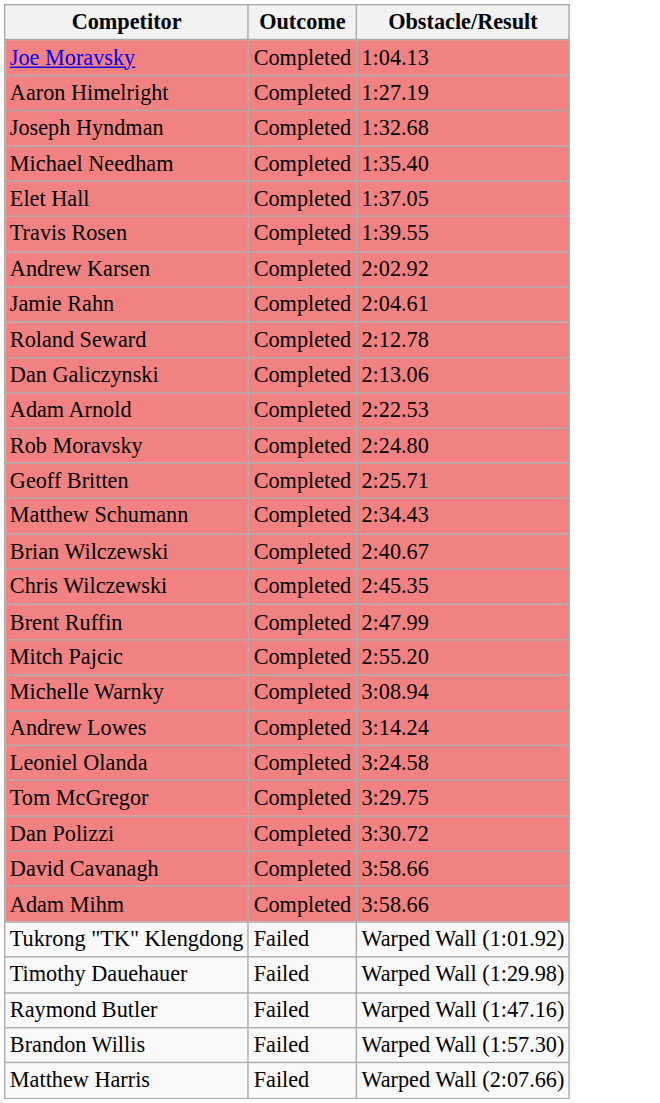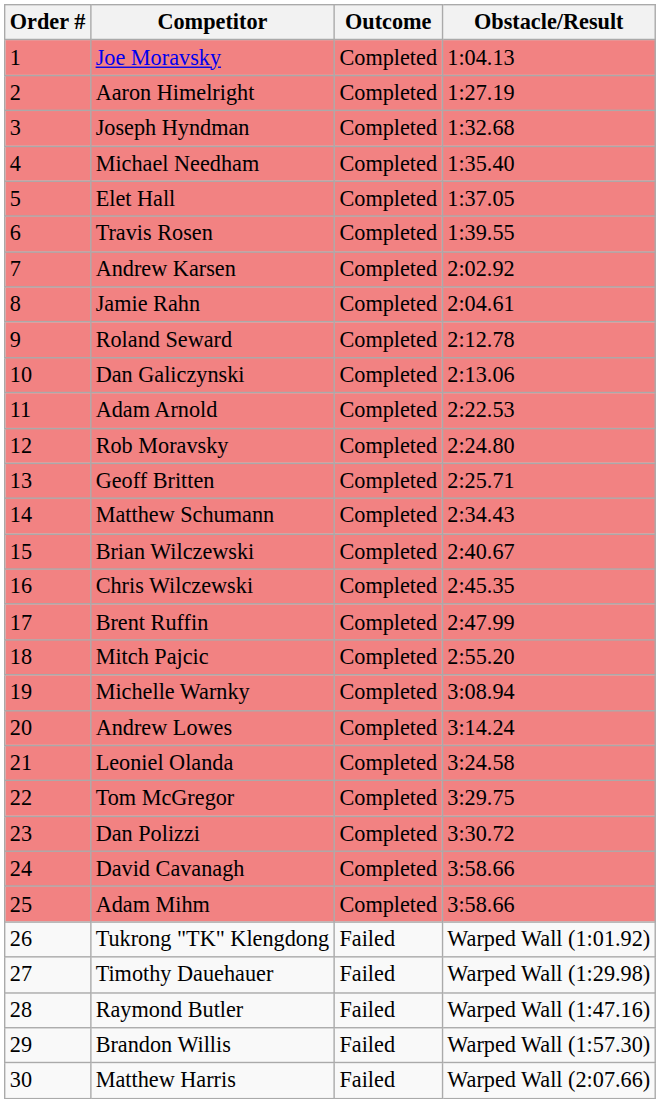+ column: (48, 22)
